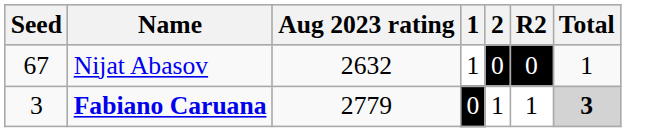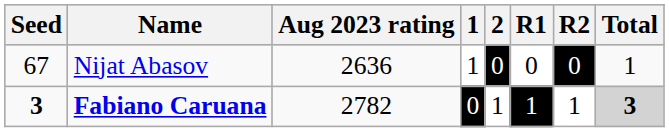+ column: (531, 24)
(366, 65) 2632 -> (366, 65) 2636
(36, 106) normal -> (36, 106) bold
(366, 106) 2779 -> (366, 106) 2782
